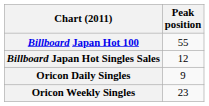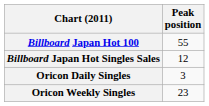(183, 76) 9 -> (183, 76) 3
